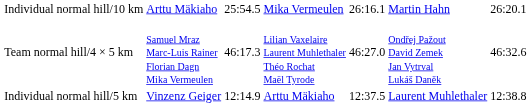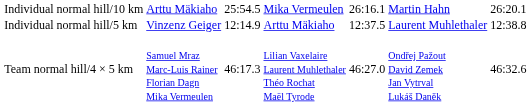rows swapped: (71, 96) <-> (69, 52)
